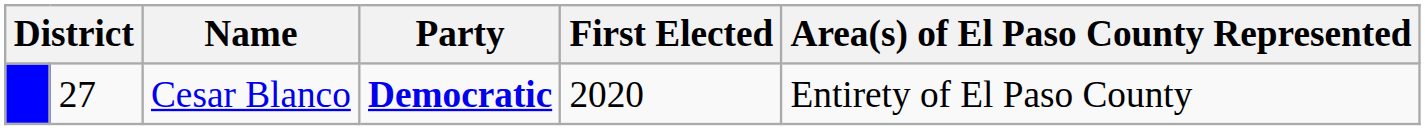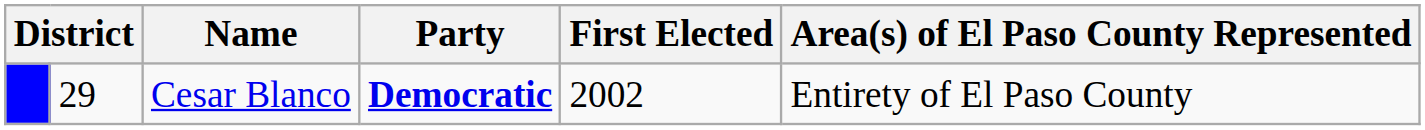(77, 93) 27 -> (77, 93) 29
(607, 93) 2020 -> (607, 93) 2002
